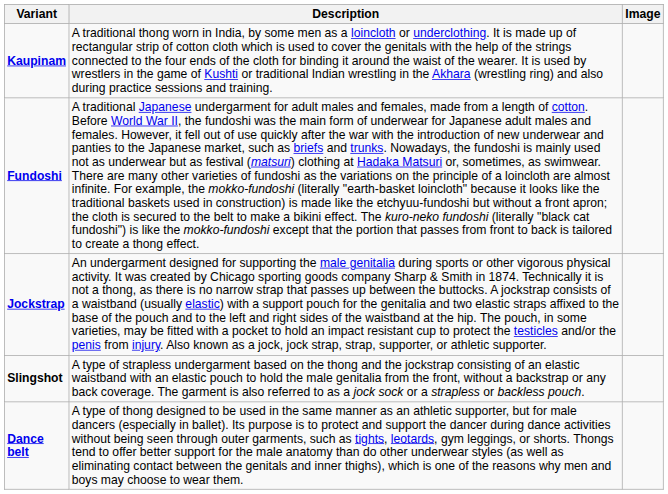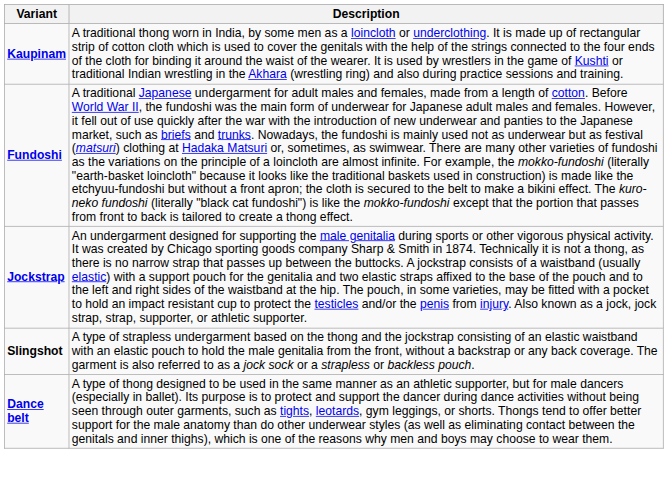- column: (643, 14)
